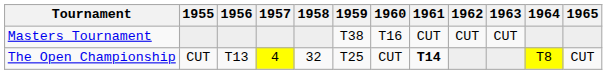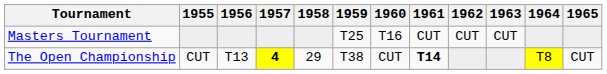(352, 37) T38 -> (352, 37) T25
(275, 59) normal -> (275, 59) bold
(313, 59) 32 -> (313, 59) 29
(352, 59) T25 -> (352, 59) T38
